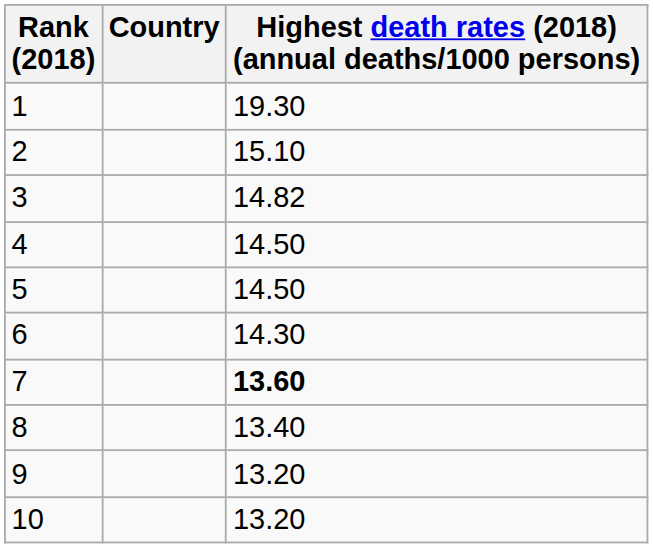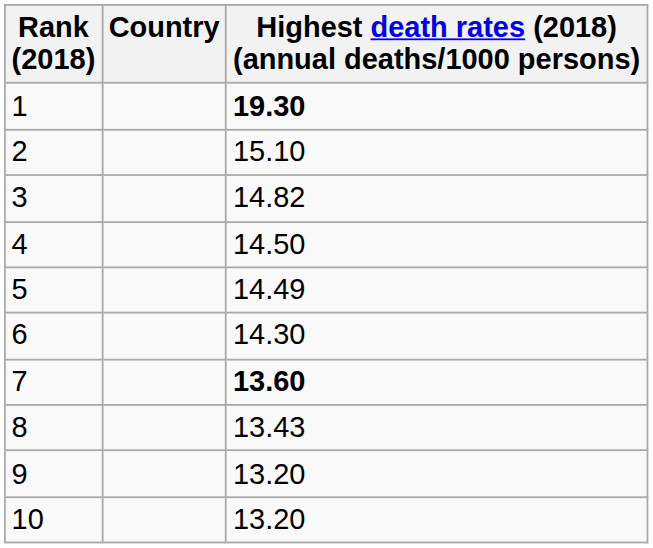(269, 105) normal -> (269, 105) bold
(269, 289) 14.50 -> (269, 289) 14.49
(269, 427) 13.40 -> (269, 427) 13.43
